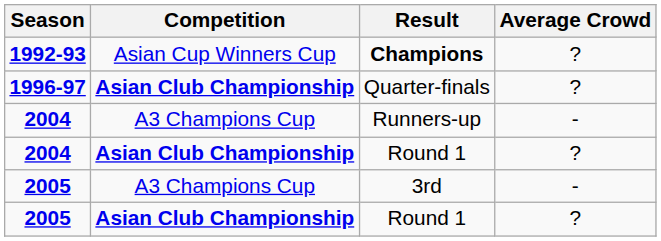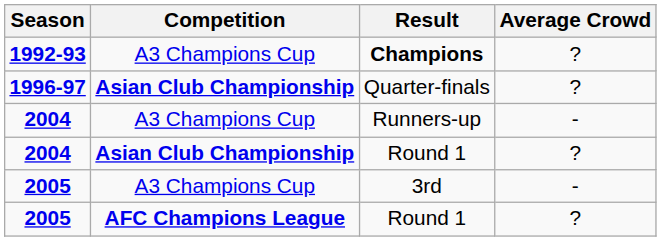(225, 53) Asian Cup Winners Cup -> (225, 53) A3 Champions Cup
(225, 218) Asian Club Championship -> (225, 218) AFC Champions League
